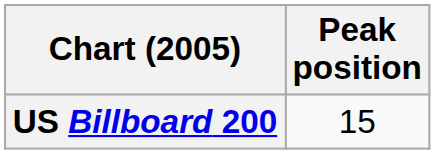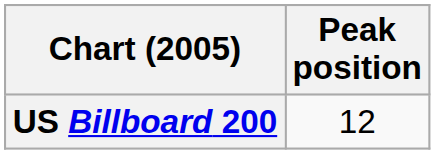(357, 121) 15 -> (357, 121) 12
